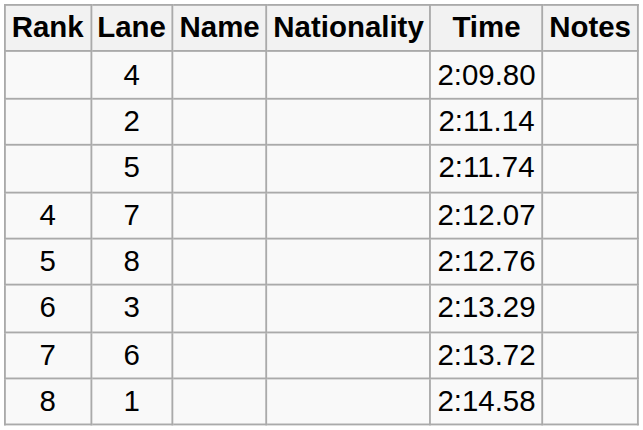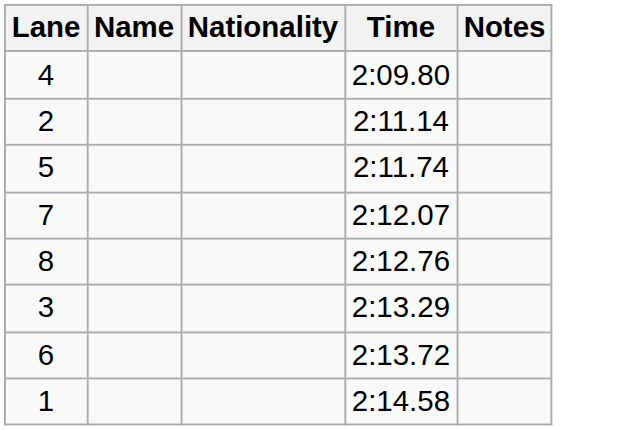- column: (48, 27)
